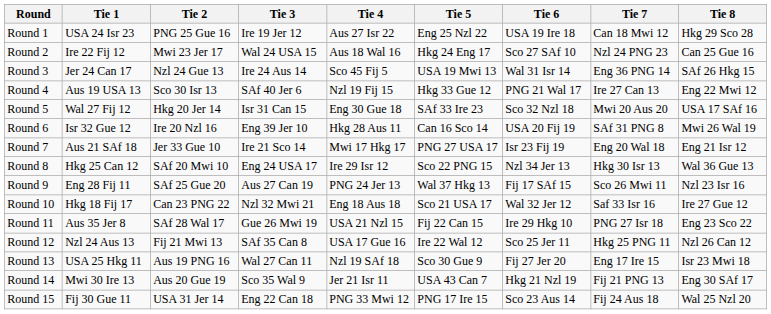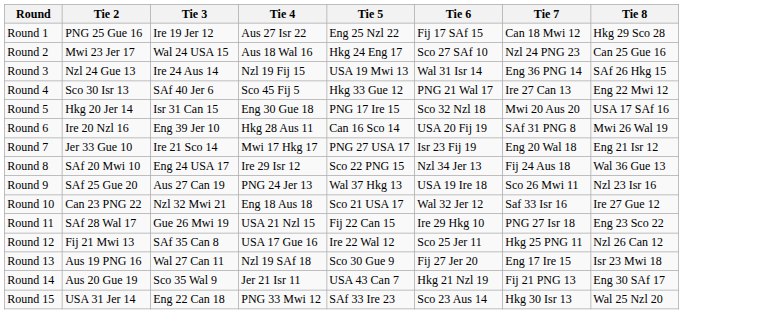- column: (106, 14)
(540, 33) USA 19 Ire 18 -> (450, 33) Fij 17 SAf 15
(358, 71) Sco 45 Fij 5 -> (273, 71) Nzl 19 Fij 15
(361, 90) Nzl 19 Fij 15 -> (270, 90) Sco 45 Fij 5
(450, 109) SAf 33 Ire 23 -> (364, 109) PNG 17 Ire 15
(627, 166) Hkg 30 Isr 13 -> (538, 166) Fij 24 Aus 18
(538, 185) Fij 17 SAf 15 -> (452, 185) USA 19 Ire 18
(452, 299) PNG 17 Ire 15 -> (362, 299) SAf 33 Ire 23
(626, 299) Fij 24 Aus 18 -> (538, 299) Hkg 30 Isr 13
